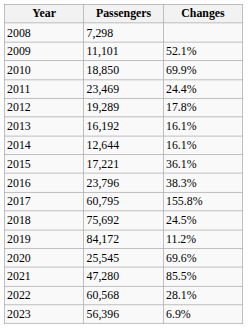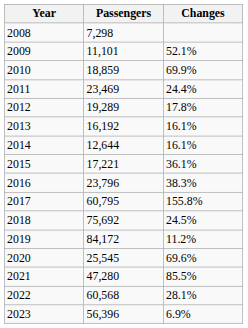(103, 70) 18,850 -> (103, 70) 18,859
